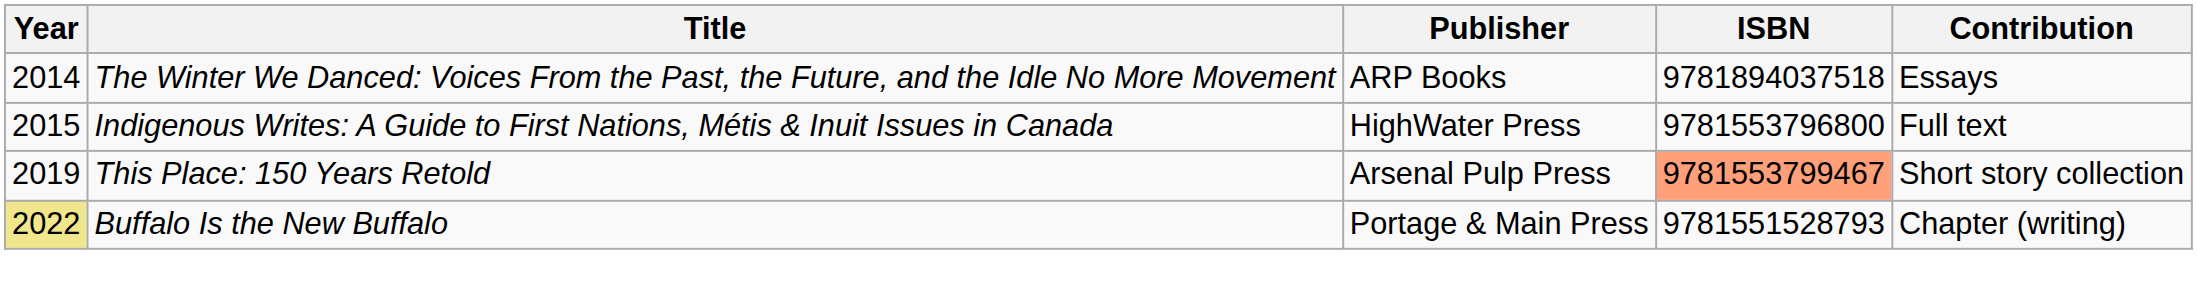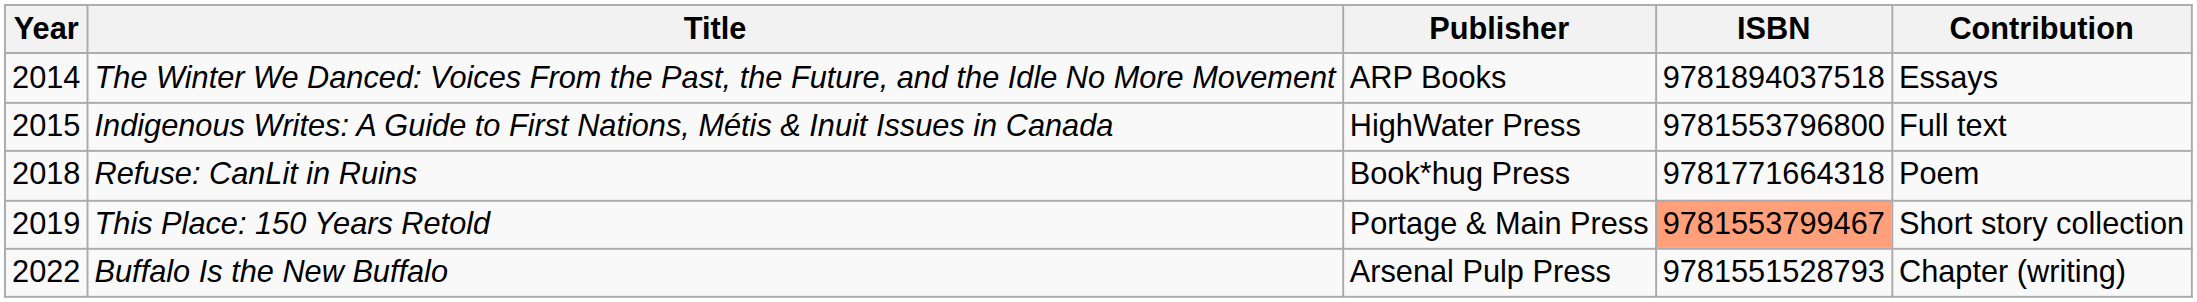+ row: (256, 175)
(1480, 175) Arsenal Pulp Press -> (1499, 223) Portage & Main Press
(46, 223) khaki background -> (46, 272) no background
(1499, 223) Portage & Main Press -> (1480, 272) Arsenal Pulp Press
